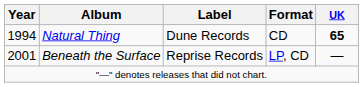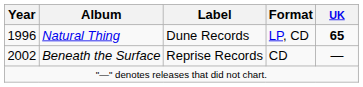(22, 35) 1994 -> (22, 35) 1996
(278, 35) CD -> (289, 35) LP, CD
(22, 55) 2001 -> (22, 55) 2002
(289, 55) LP, CD -> (278, 55) CD
